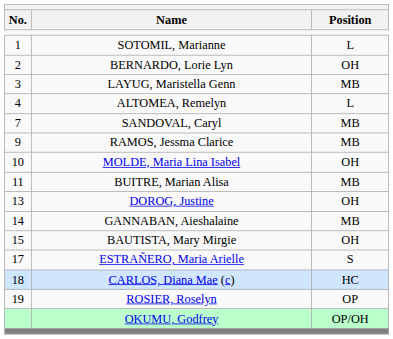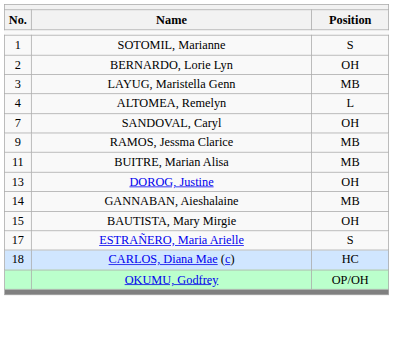(350, 45) L -> (350, 45) S
(350, 123) MB -> (350, 123) OH
- row: (18, 162)
- row: (18, 299)
